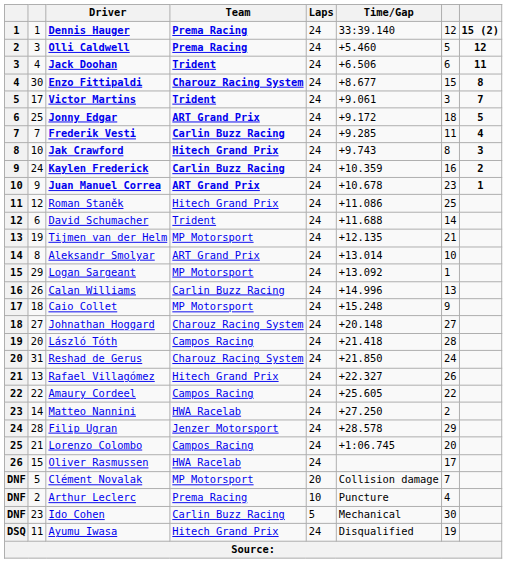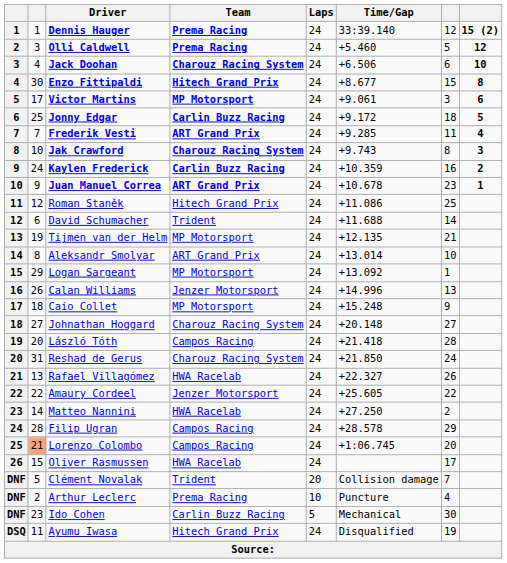(194, 65) Trident -> (238, 65) Charouz Racing System
(480, 65) 11 -> (480, 65) 10
(238, 82) Charouz Racing System -> (225, 82) Hitech Grand Prix
(194, 100) Trident -> (213, 100) MP Motorsport
(480, 100) 7 -> (480, 100) 6
(216, 117) ART Grand Prix -> (229, 117) Carlin Buzz Racing
(229, 134) Carlin Buzz Racing -> (216, 134) ART Grand Prix
(225, 152) Hitech Grand Prix -> (238, 152) Charouz Racing System
(229, 290) Carlin Buzz Racing -> (225, 290) Jenzer Motorsport
(225, 377) Hitech Grand Prix -> (207, 377) HWA Racelab
(213, 394) Campos Racing -> (225, 394) Jenzer Motorsport
(225, 428) Jenzer Motorsport -> (213, 428) Campos Racing
(37, 446) no background -> (37, 446) lightsalmon background
(213, 480) MP Motorsport -> (194, 480) Trident
